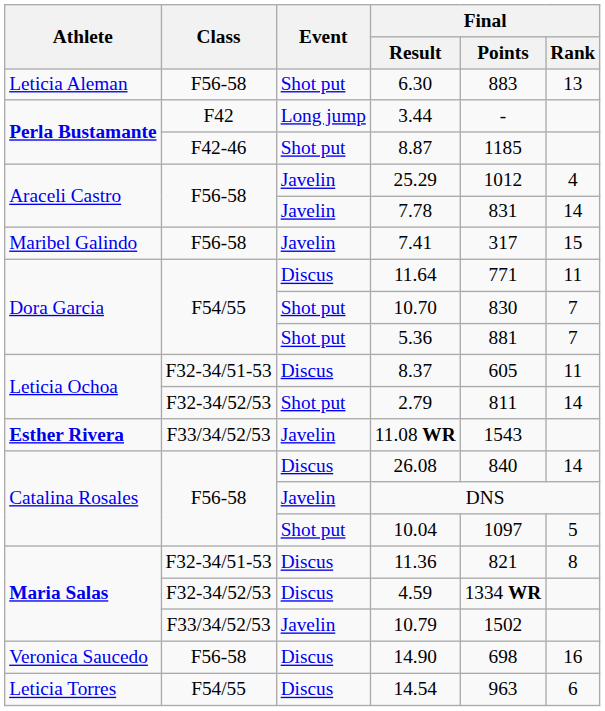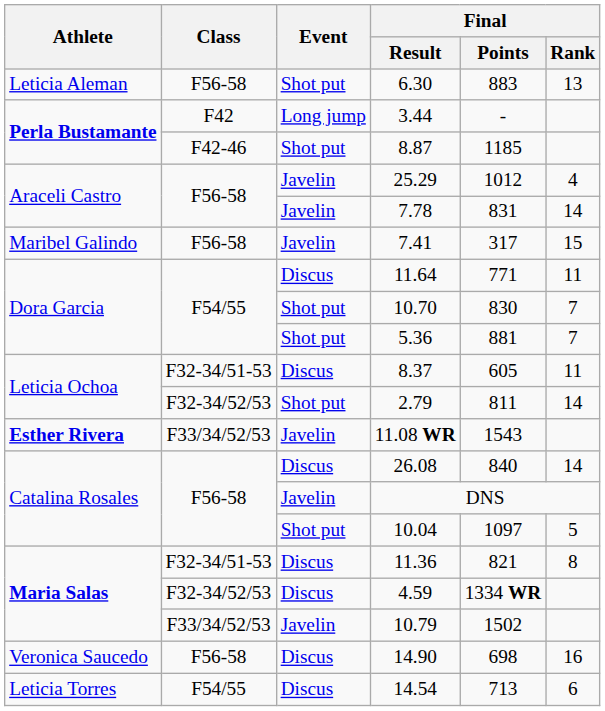(503, 689) 963 -> (503, 689) 713
